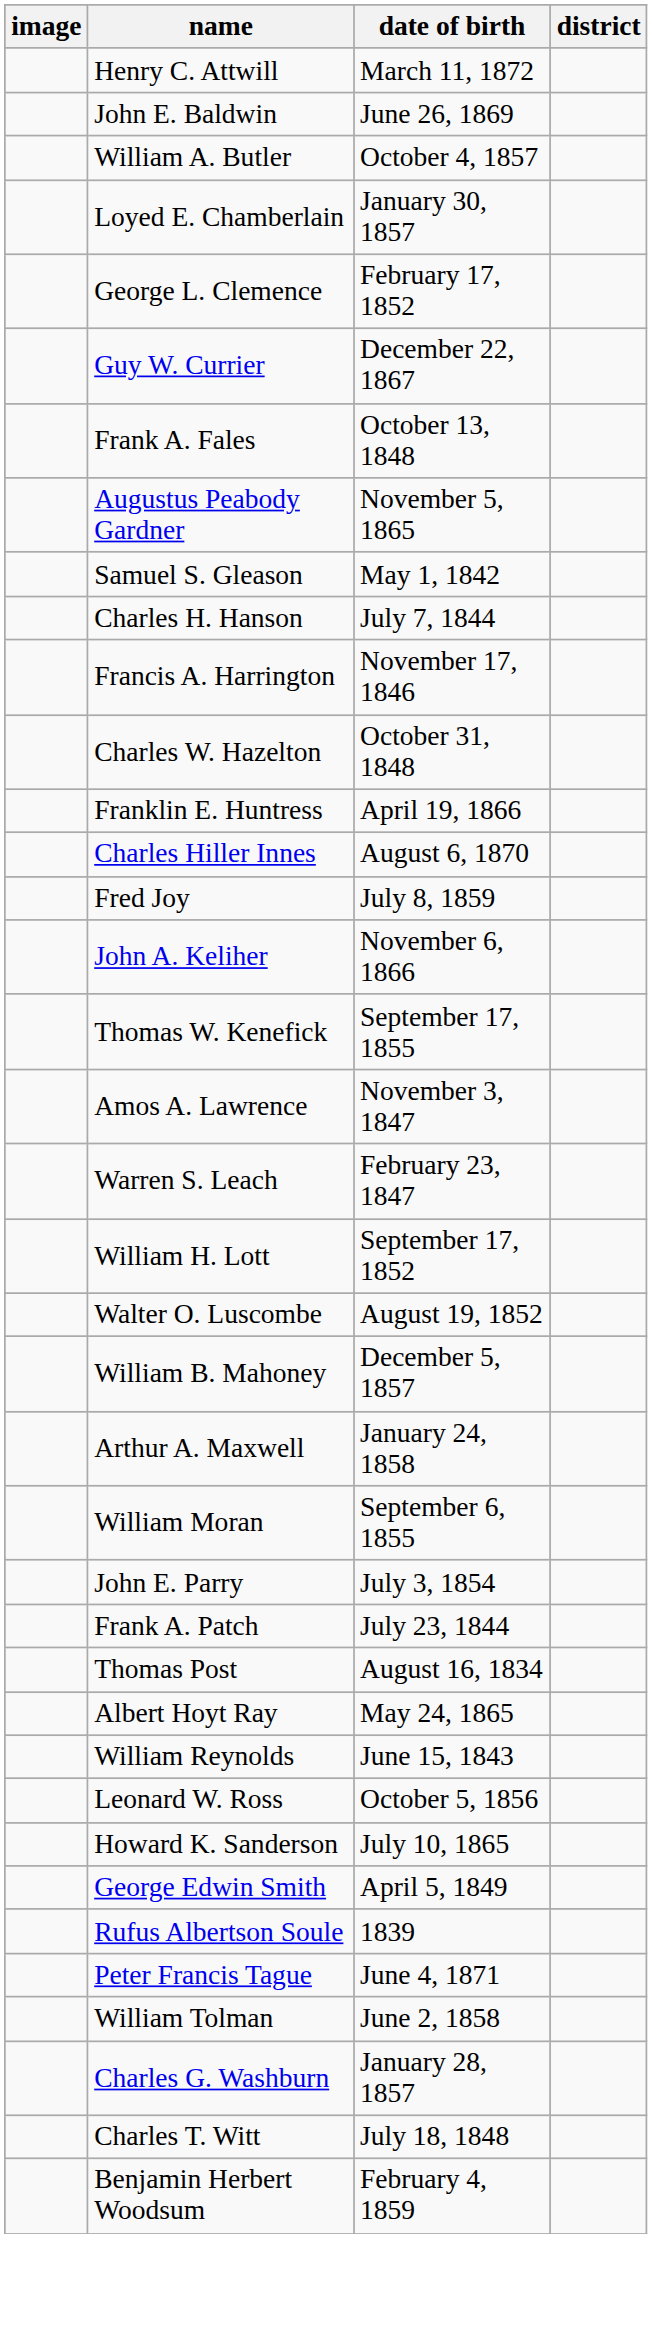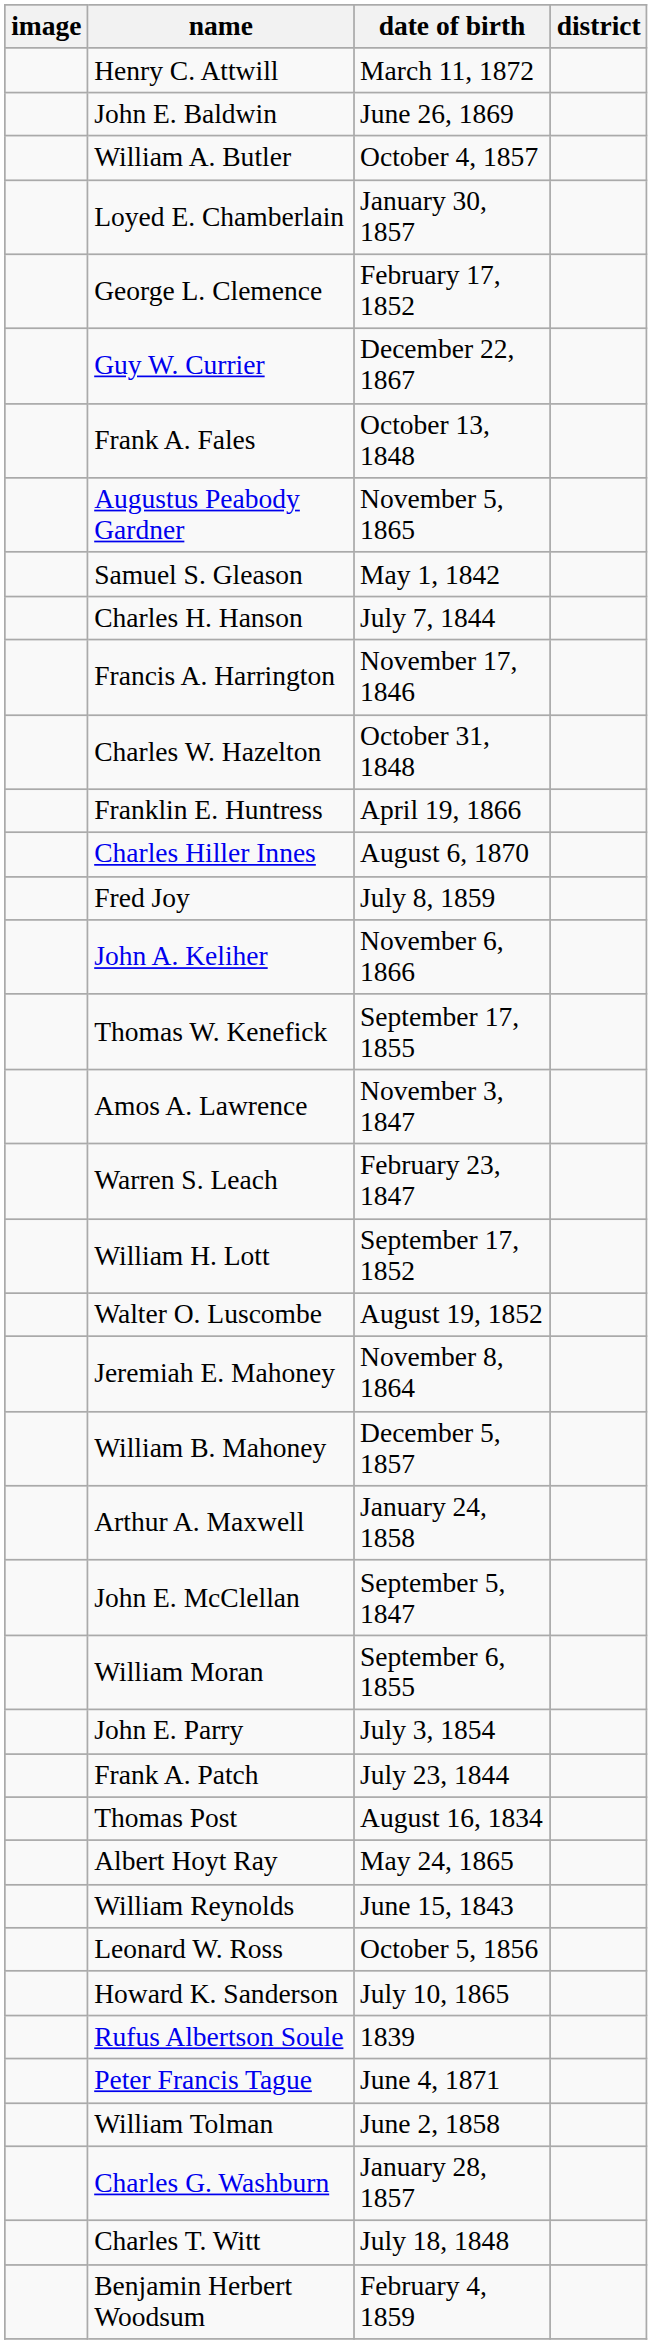+ row: (215, 1373)
+ row: (197, 1597)
- row: (210, 1887)
